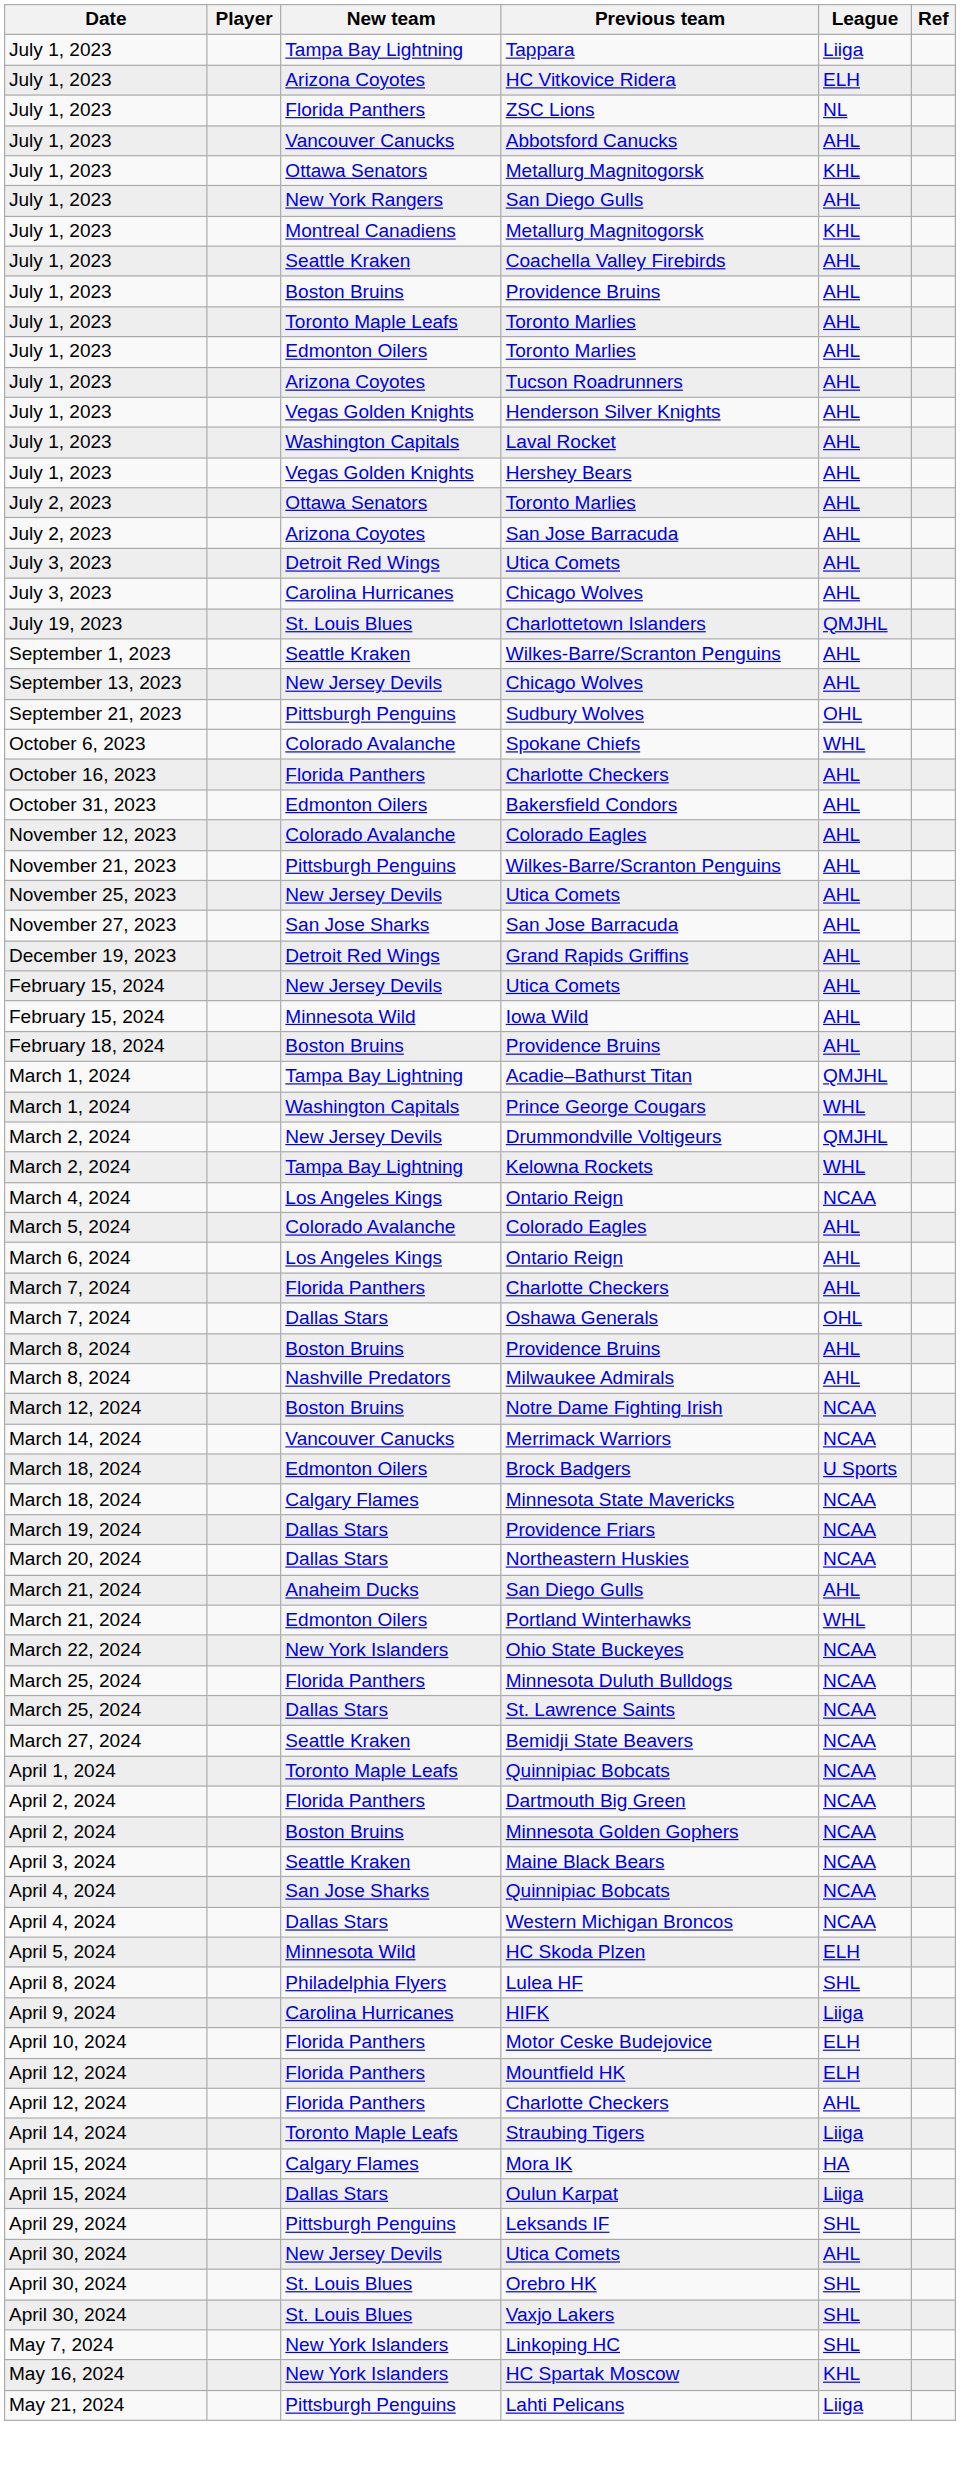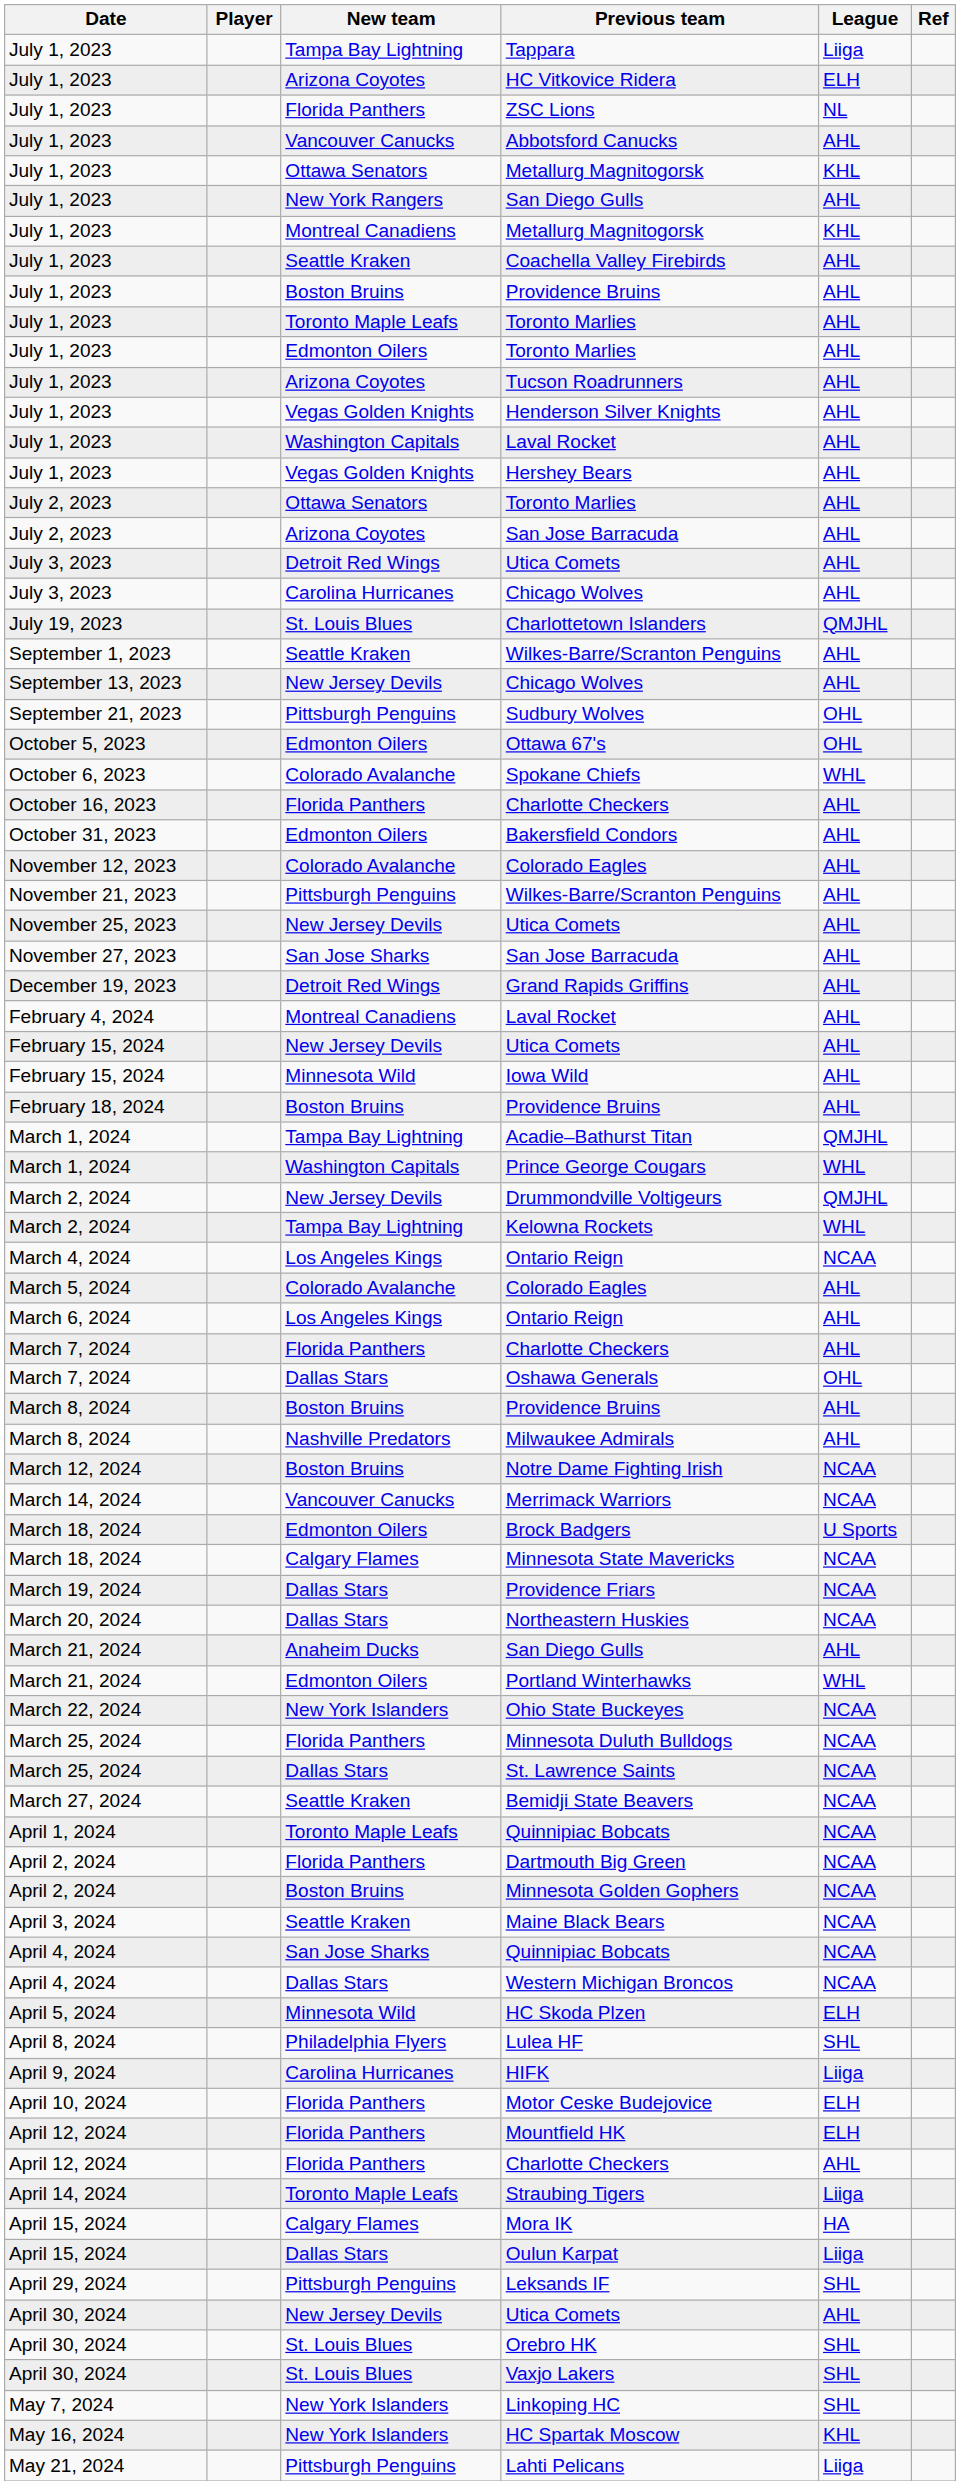+ row: (77, 744)
+ row: (81, 1016)
